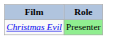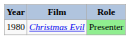+ column: (16, 12)
